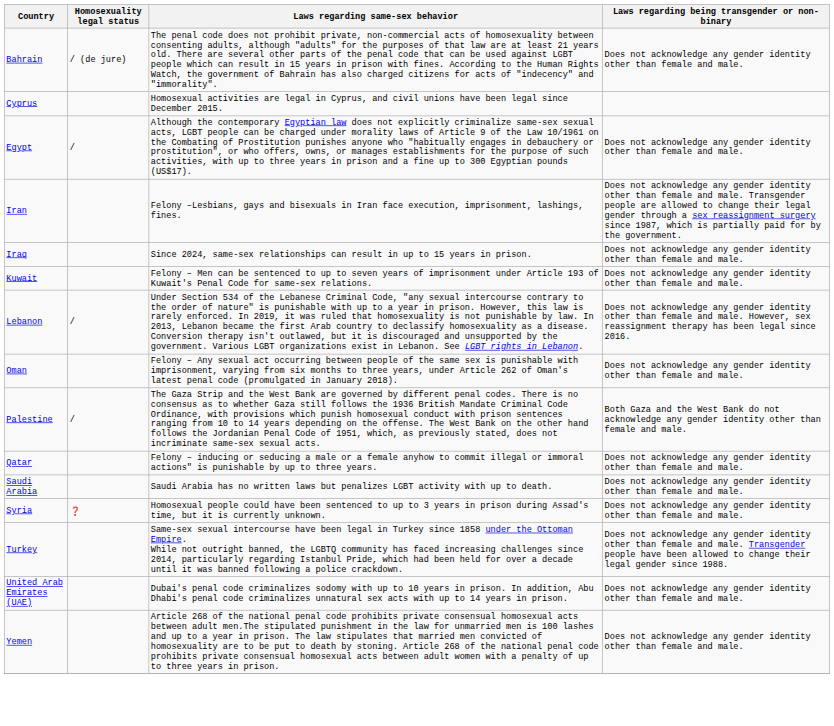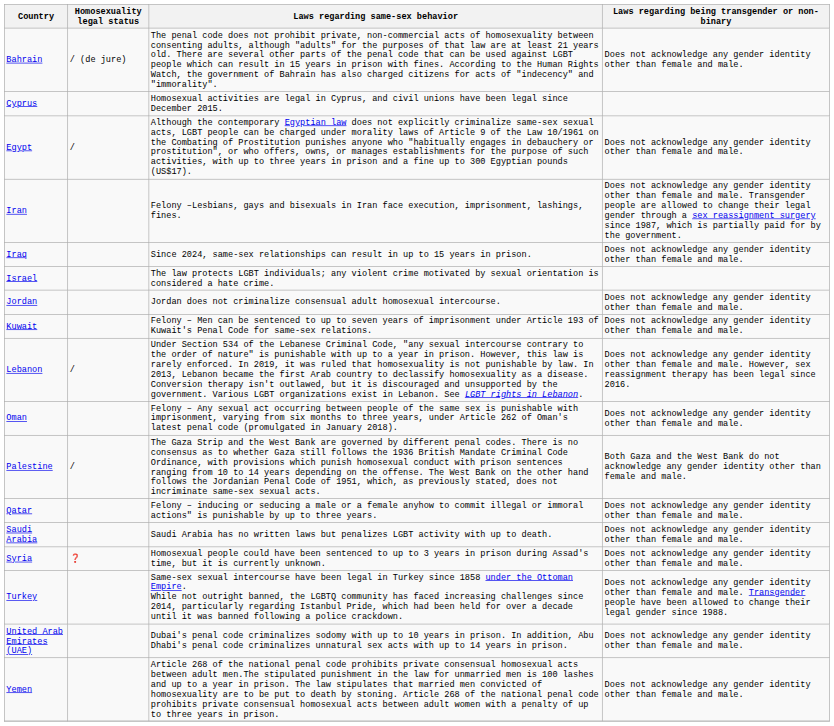+ row: (22, 278)
+ row: (22, 302)
